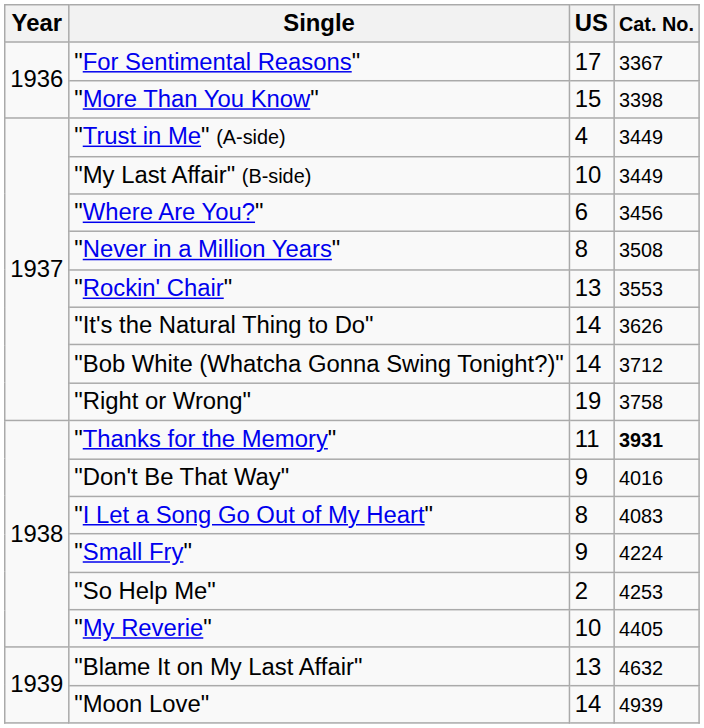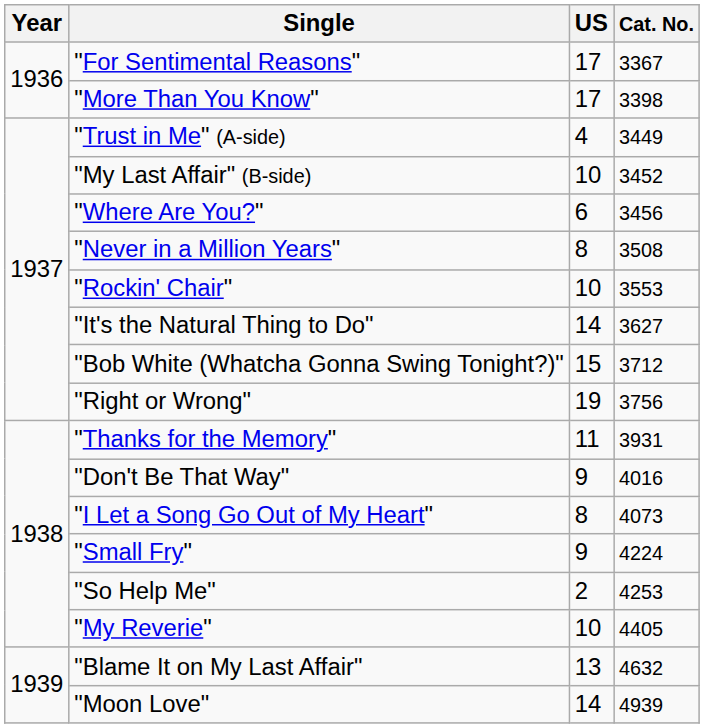(588, 99) 15 -> (588, 99) 17
(641, 176) 3449 -> (641, 176) 3452
(588, 288) 13 -> (588, 288) 10
(641, 327) 3626 -> (641, 327) 3627
(588, 363) 14 -> (588, 363) 15
(641, 402) 3758 -> (641, 402) 3756
(641, 439) bold -> (641, 440) normal
(641, 516) 4083 -> (641, 516) 4073
